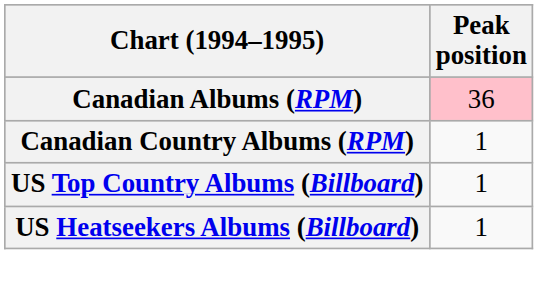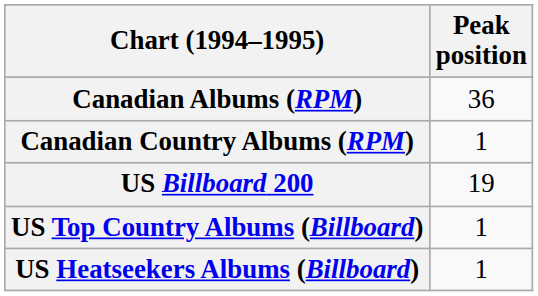(481, 98) pink background -> (481, 98) no background
+ row: (217, 183)
